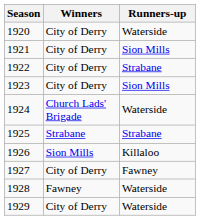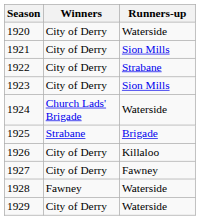(142, 134) Strabane -> (140, 134) Brigade
(70, 152) Sion Mills -> (76, 152) City of Derry
